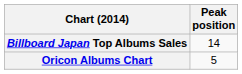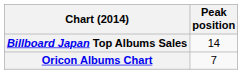(214, 60) 5 -> (214, 60) 7
